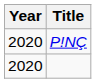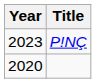(25, 41) 2020 -> (25, 41) 2023
